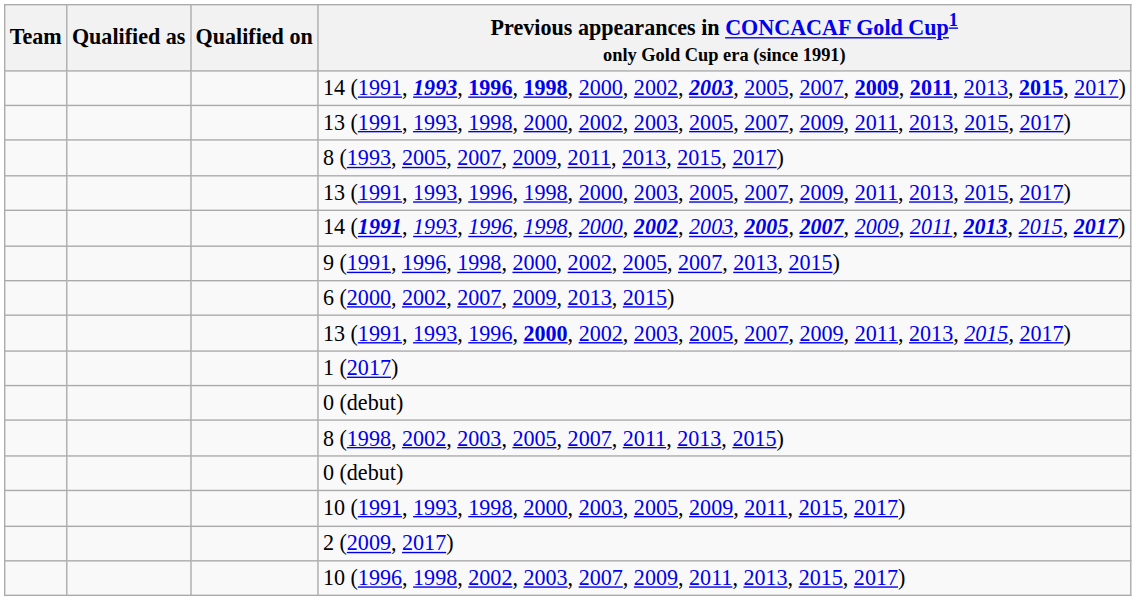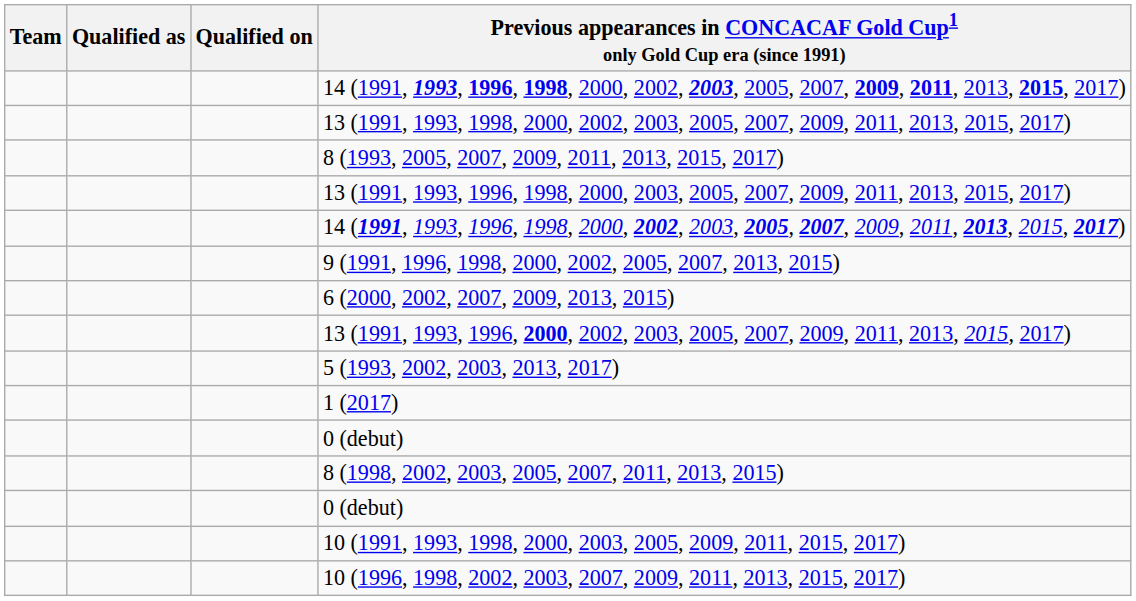+ row: (36, 368)
- row: (36, 543)
